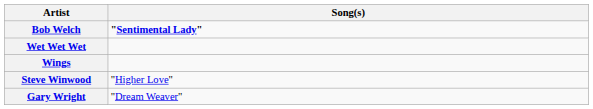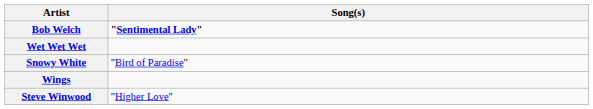+ row: (56, 63)
- row: (56, 96)
